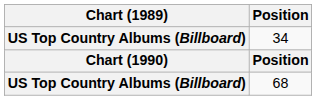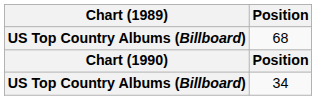rows swapped: (280, 38) <-> (280, 83)
